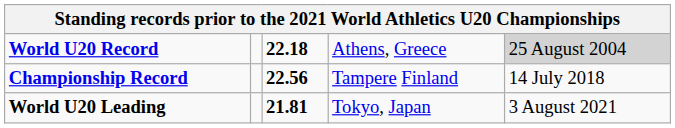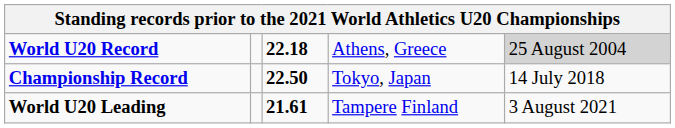(287, 78) 22.56 -> (287, 78) 22.50
(395, 78) Tampere Finland -> (381, 78) Tokyo, Japan
(287, 107) 21.81 -> (287, 107) 21.61
(381, 107) Tokyo, Japan -> (395, 107) Tampere Finland
